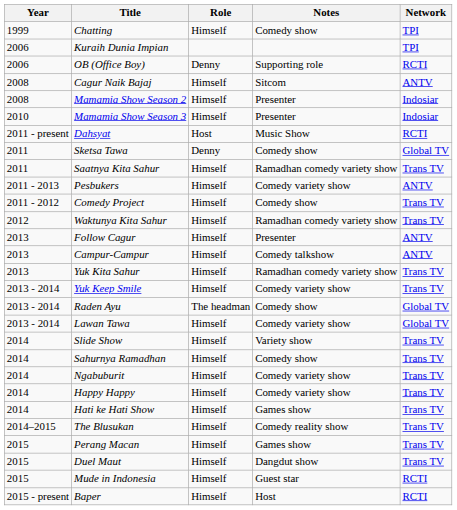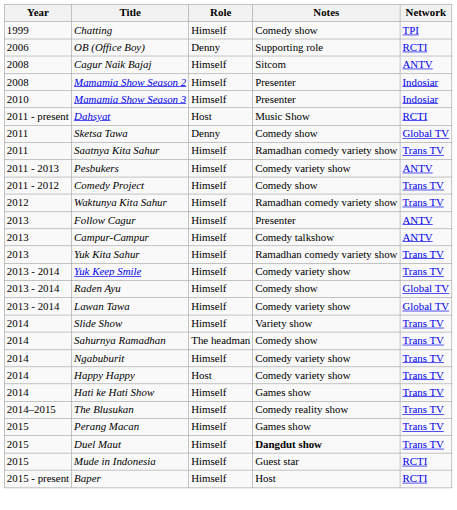- row: (121, 47)
(221, 306) The headman -> (209, 289) Himself
(209, 358) Himself -> (221, 340) The headman
(209, 392) Himself -> (202, 375) Host
(287, 461) normal -> (289, 444) bold
